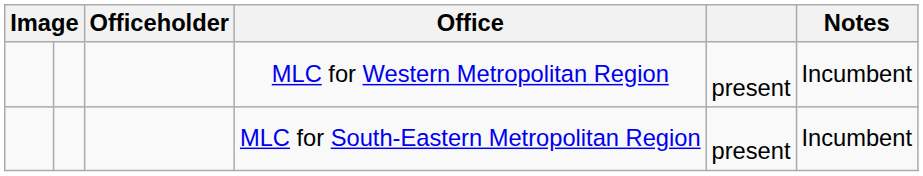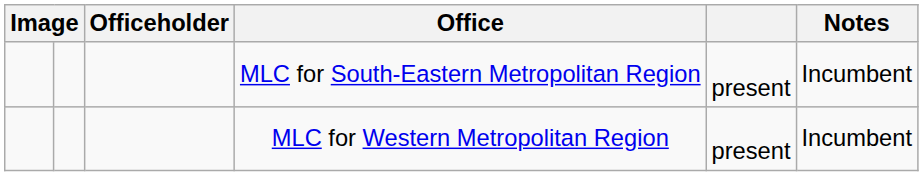rows swapped: (470, 74) <-> (470, 138)
